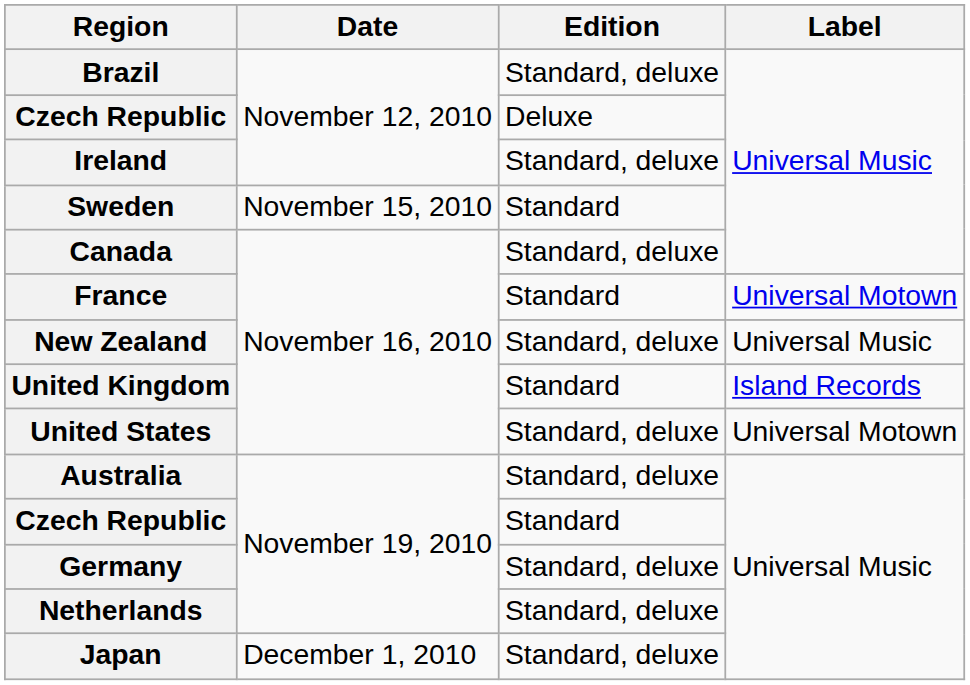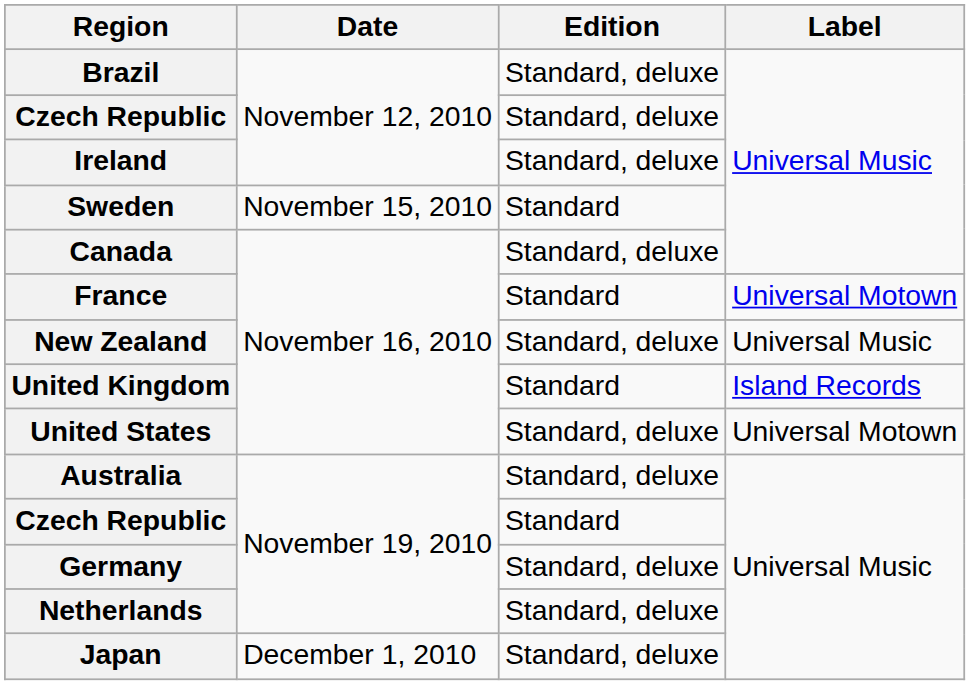(549, 116) Deluxe -> (612, 116) Standard, deluxe
